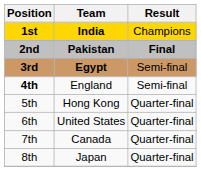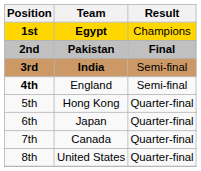(91, 31) India -> (91, 31) Egypt
(91, 67) Egypt -> (91, 67) India
(91, 121) United States -> (91, 121) Japan
(91, 157) Japan -> (91, 157) United States
